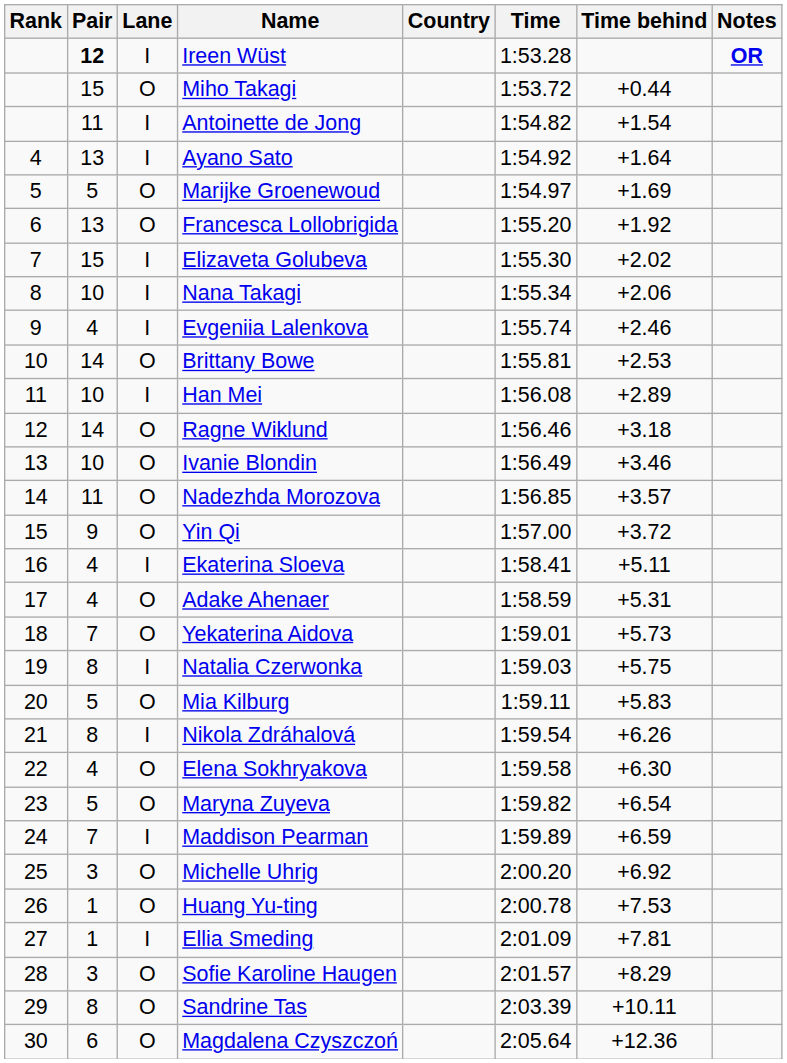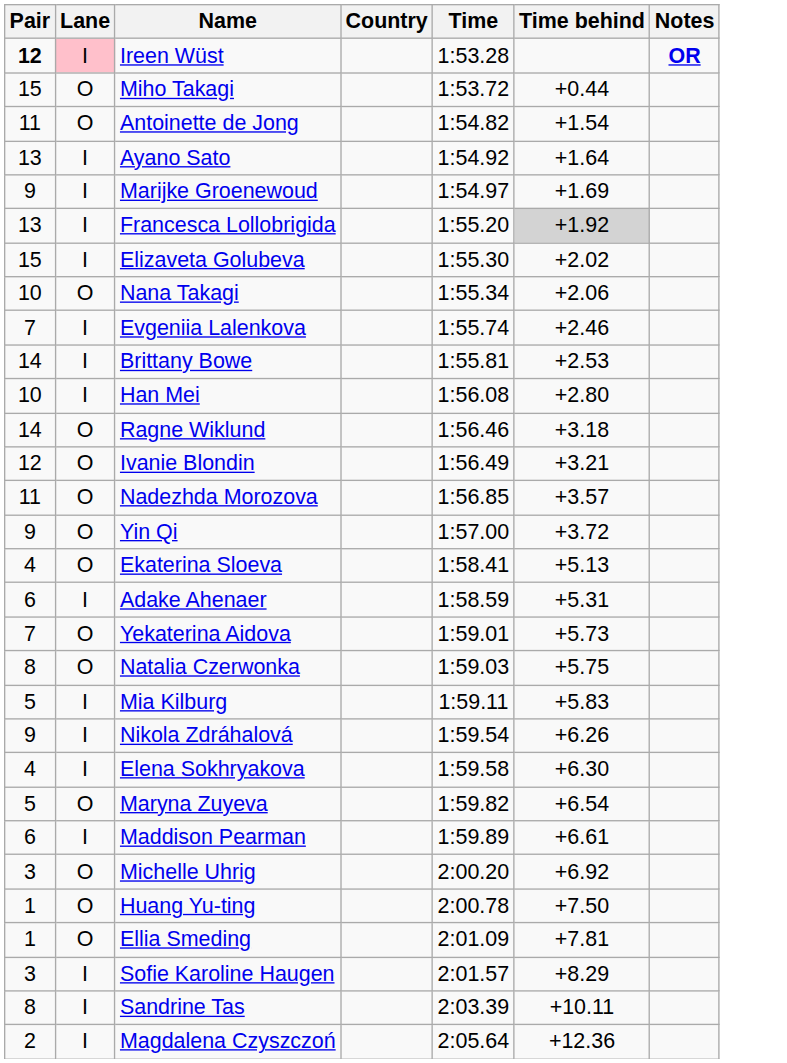- column: (36, 21)
(147, 55) no background -> (85, 55) pink background
(147, 123) I -> (85, 123) O
(92, 191) 5 -> (30, 191) 9
(147, 191) O -> (85, 191) I
(147, 225) O -> (85, 225) I
(644, 225) no background -> (582, 225) lightgrey background
(147, 293) I -> (85, 293) O
(92, 327) 4 -> (30, 327) 7
(147, 361) O -> (85, 361) I
(644, 395) +2.89 -> (582, 395) +2.80
(92, 463) 10 -> (30, 463) 12
(644, 463) +3.46 -> (582, 463) +3.21
(147, 565) I -> (85, 565) O
(644, 565) +5.11 -> (582, 565) +5.13
(92, 599) 4 -> (30, 599) 6
(147, 599) O -> (85, 599) I
(147, 667) I -> (85, 667) O
(147, 701) O -> (85, 701) I
(92, 735) 8 -> (30, 735) 9
(147, 769) O -> (85, 769) I
(92, 837) 7 -> (30, 837) 6
(644, 837) +6.59 -> (582, 837) +6.61
(644, 905) +7.53 -> (582, 905) +7.50
(147, 939) I -> (85, 939) O
(147, 973) O -> (85, 973) I
(147, 1007) O -> (85, 1007) I
(92, 1041) 6 -> (30, 1041) 2
(147, 1041) O -> (85, 1041) I
